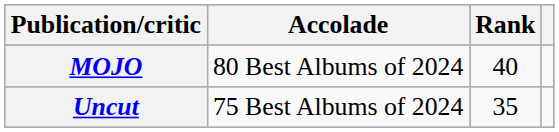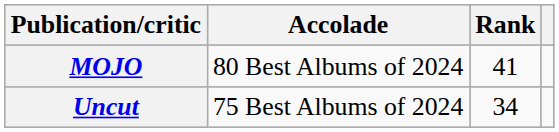(505, 65) 40 -> (505, 65) 41
(505, 106) 35 -> (505, 106) 34
